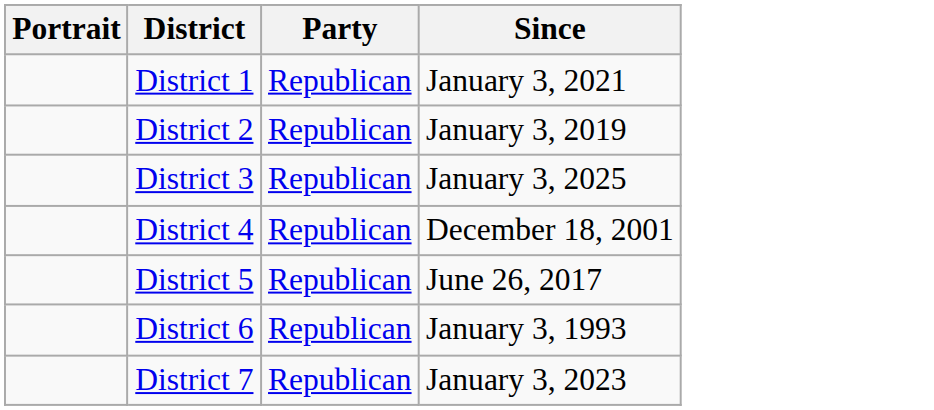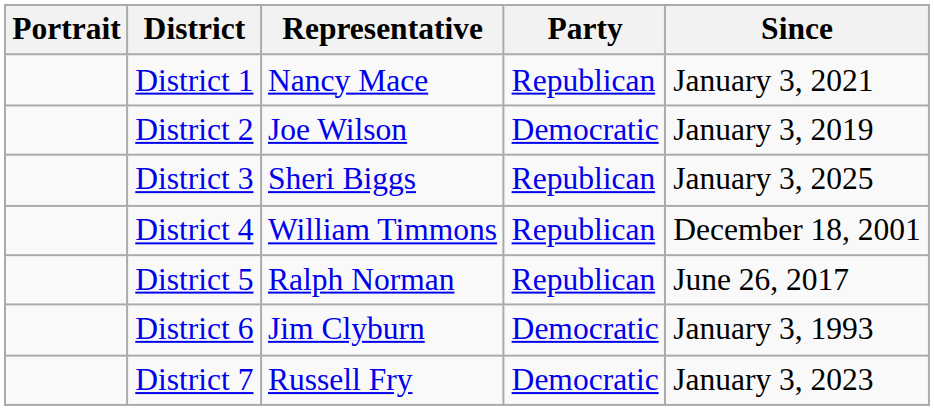+ column: (383, 29)
(340, 129) Republican -> (585, 129) Democratic
(340, 329) Republican -> (585, 329) Democratic
(340, 379) Republican -> (585, 379) Democratic
